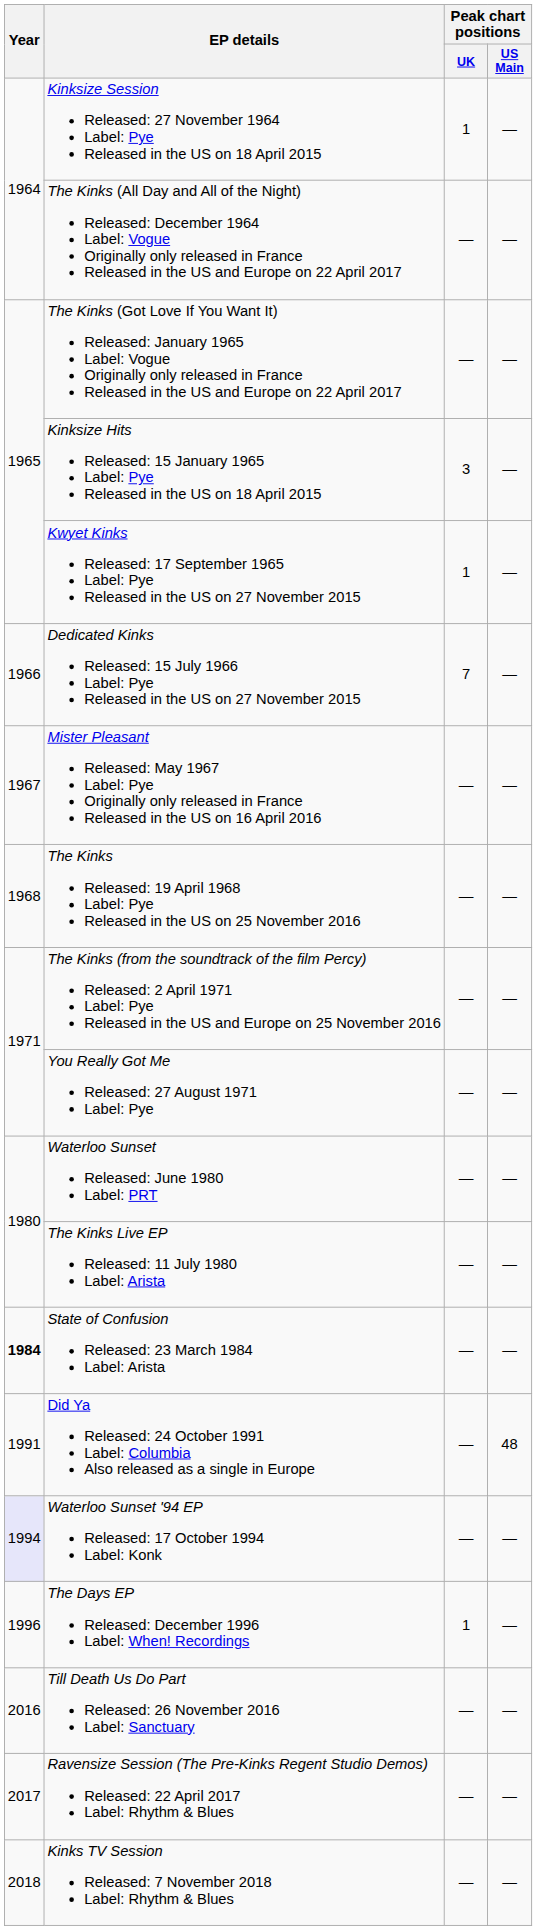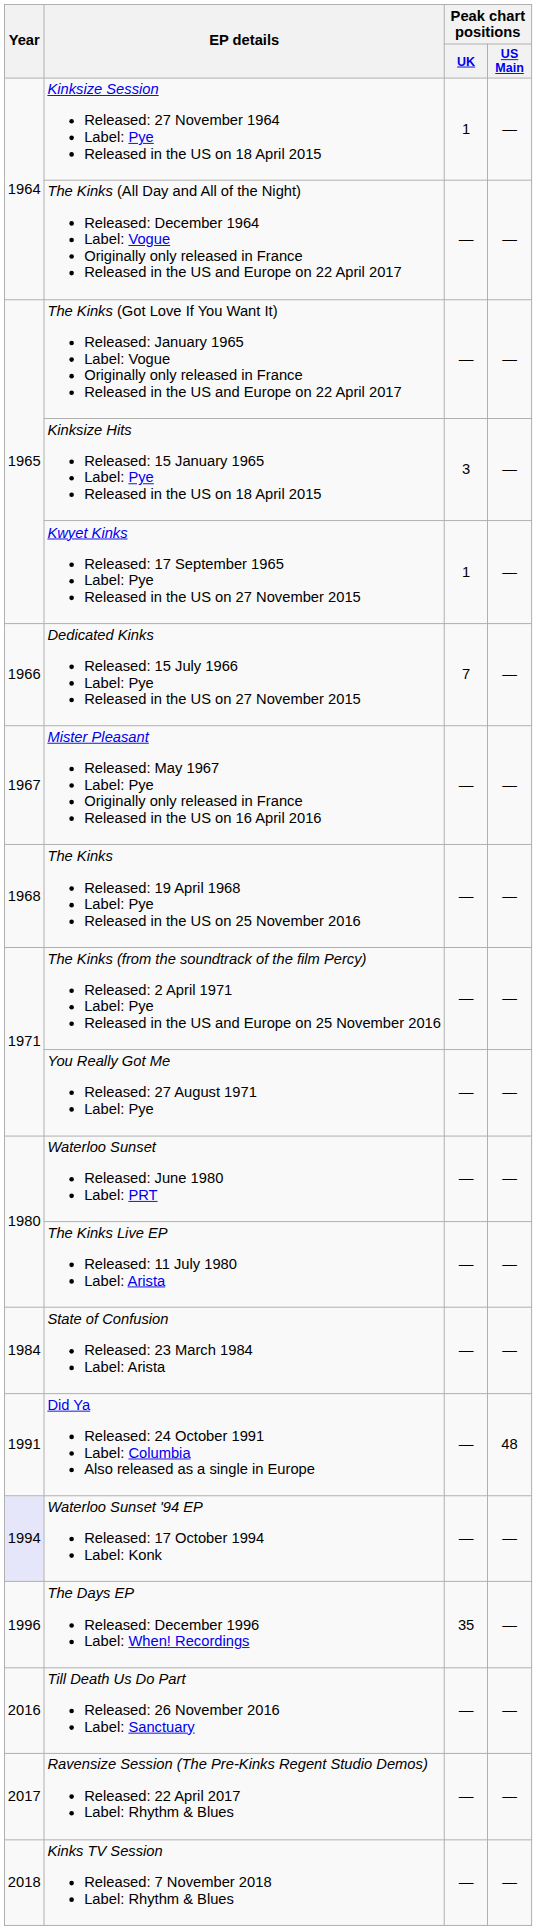(24, 1350) bold -> (24, 1350) normal
(466, 1624) 1 -> (466, 1624) 35
